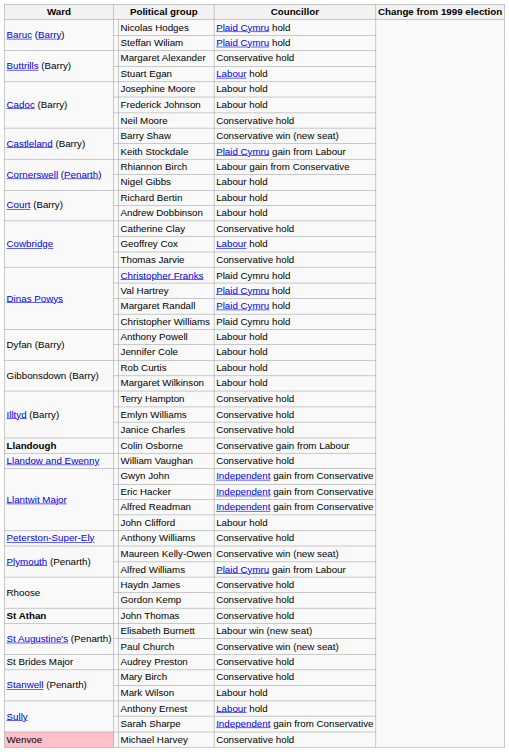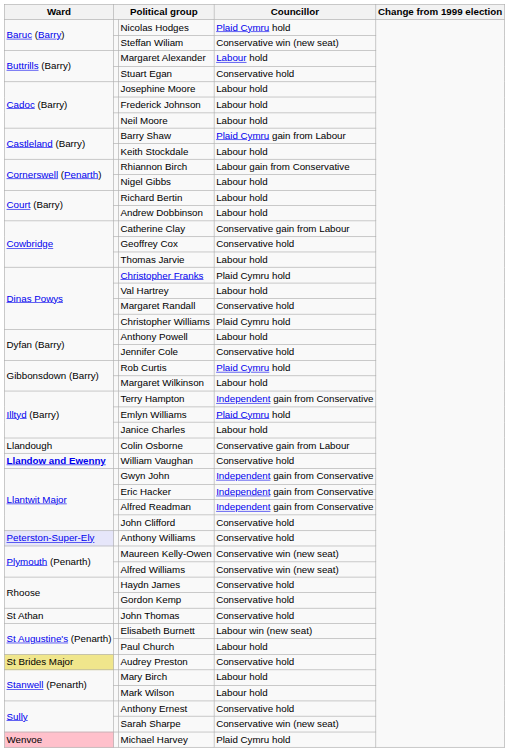(253, 43) Plaid Cymru hold -> (277, 43) Conservative win (new seat)
(255, 58) Conservative hold -> (242, 58) Labour hold
(242, 74) Labour hold -> (255, 74) Conservative hold
(255, 120) Conservative hold -> (242, 120) Labour hold
(277, 136) Conservative win (new seat) -> (281, 136) Plaid Cymru gain from Labour
(281, 151) Plaid Cymru gain from Labour -> (242, 151) Labour hold
(255, 228) Conservative hold -> (283, 228) Conservative gain from Labour
(242, 244) Labour hold -> (255, 244) Conservative hold
(255, 259) Conservative hold -> (242, 259) Labour hold
(253, 290) Plaid Cymru hold -> (242, 290) Labour hold
(253, 306) Plaid Cymru hold -> (255, 306) Conservative hold
(242, 352) Labour hold -> (255, 352) Conservative hold
(242, 368) Labour hold -> (253, 368) Plaid Cymru hold
(255, 399) Conservative hold -> (295, 399) Independent gain from Conservative
(255, 414) Conservative hold -> (253, 414) Plaid Cymru hold
(255, 430) Conservative hold -> (242, 430) Labour hold
(31, 445) bold -> (29, 445) normal
(53, 461) normal -> (56, 461) bold
(242, 523) Labour hold -> (255, 523) Conservative hold
(50, 538) no background -> (50, 538) lavender background
(281, 569) Plaid Cymru gain from Labour -> (277, 569) Conservative win (new seat)
(26, 615) bold -> (25, 615) normal
(277, 646) Conservative win (new seat) -> (242, 646) Labour hold
(40, 662) no background -> (40, 662) khaki background
(255, 677) Conservative hold -> (242, 677) Labour hold
(242, 708) Labour hold -> (255, 708) Conservative hold
(295, 724) Independent gain from Conservative -> (277, 724) Conservative win (new seat)
(255, 739) Conservative hold -> (253, 739) Plaid Cymru hold
